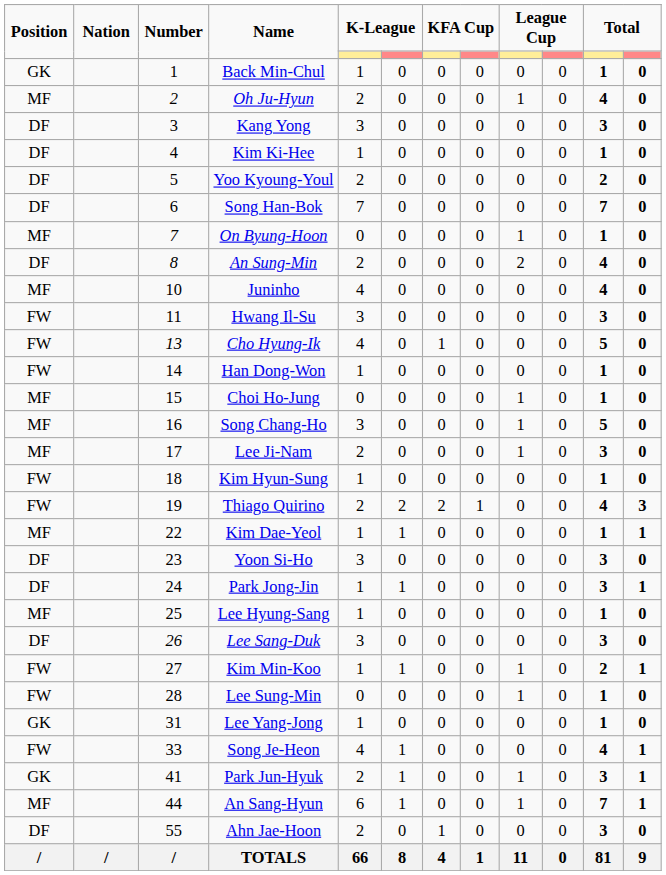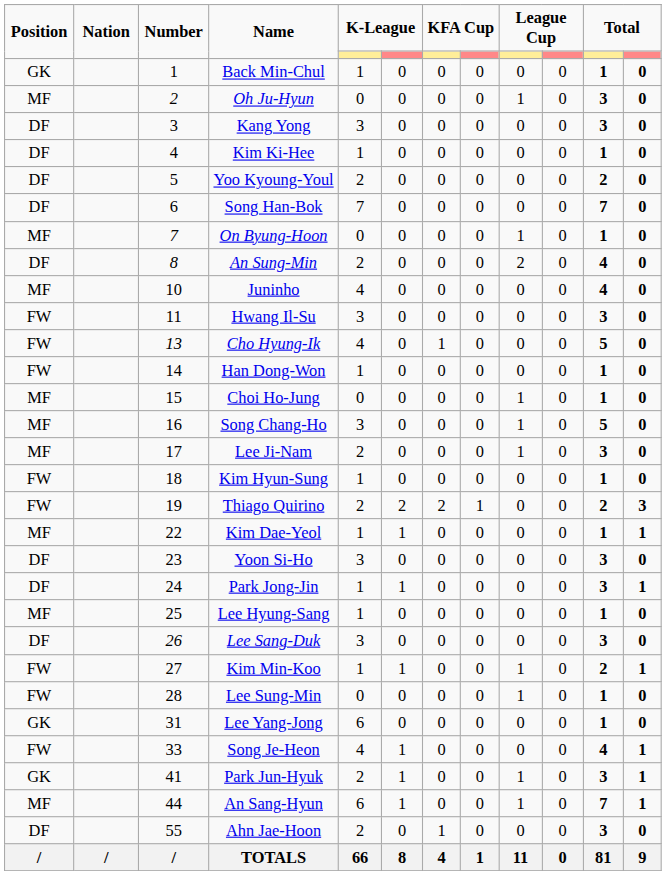(360, 99) 2 -> (360, 99) 0
(603, 99) 4 -> (603, 99) 3
(603, 505) 4 -> (603, 505) 2
(360, 721) 1 -> (360, 721) 6
